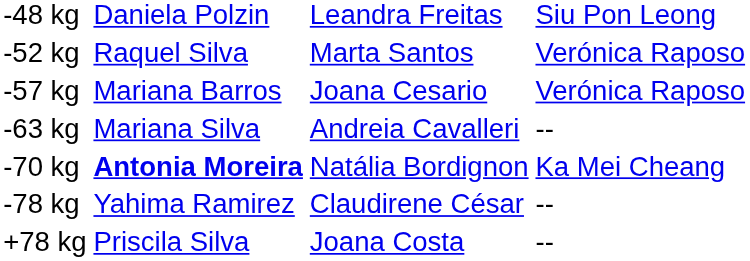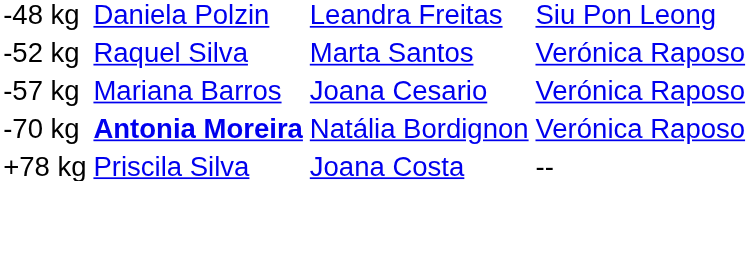- row: (41, 128)
(630, 166) Ka Mei Cheang -> (640, 128) Verónica Raposo
- row: (41, 204)
